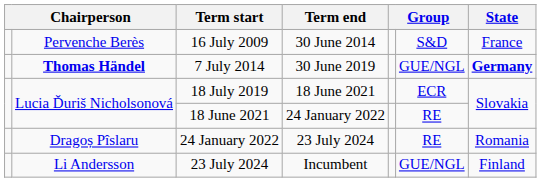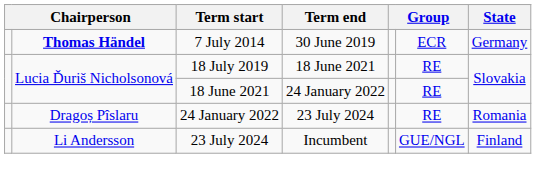- row: (229, 41)
(432, 66) GUE/NGL -> (432, 41) ECR
(502, 66) bold -> (499, 41) normal
(432, 91) ECR -> (432, 66) RE
